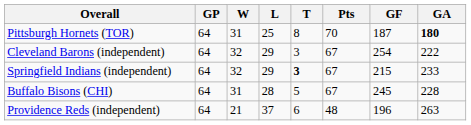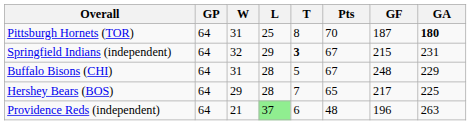- row: (86, 52)
(430, 71) 233 -> (430, 52) 231
(382, 91) 245 -> (382, 71) 248
(430, 91) 228 -> (430, 71) 229
+ row: (60, 91)
(268, 110) no background -> (268, 110) lightgreen background
